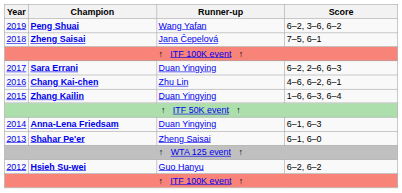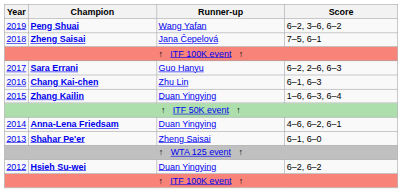(187, 68) Duan Yingying -> (181, 68) Guo Hanyu
(314, 82) 4–6, 6–2, 6–1 -> (304, 82) 6–1, 6–3
(304, 125) 6–1, 6–3 -> (314, 125) 4–6, 6–2, 6–1
(181, 167) Guo Hanyu -> (187, 167) Duan Yingying
